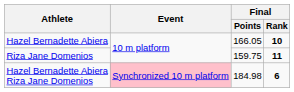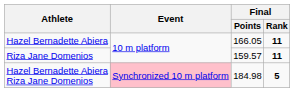(277, 41) 10 -> (277, 41) 11
(247, 56) 159.75 -> (247, 56) 159.57
(277, 76) 6 -> (277, 76) 5
